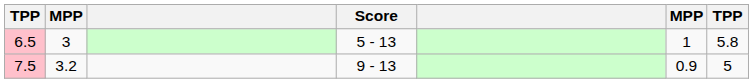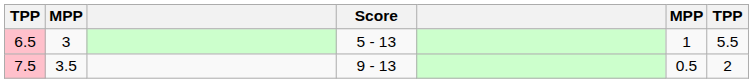(728, 41) 5.8 -> (728, 41) 5.5
(66, 66) 3.2 -> (66, 66) 3.5
(686, 66) 0.9 -> (686, 66) 0.5
(728, 66) 5 -> (728, 66) 2
